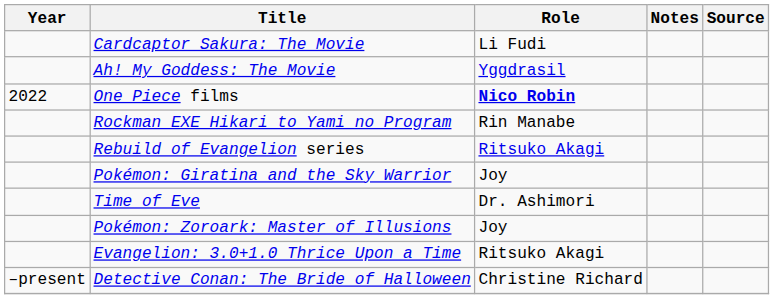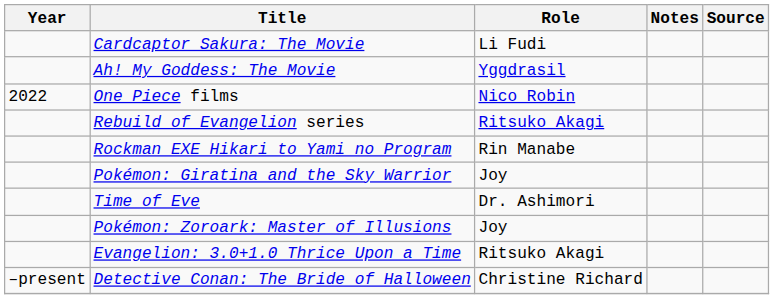(527, 97) bold -> (527, 97) normal
rows swapped: (272, 123) <-> (229, 149)
